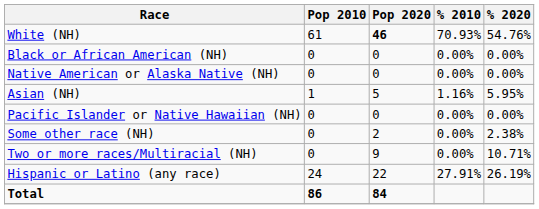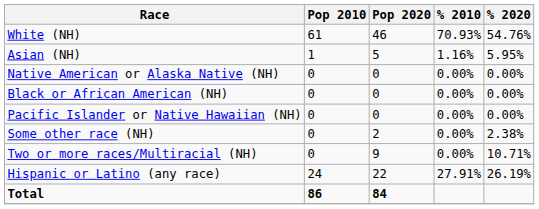(380, 34) bold -> (380, 34) normal
rows swapped: (118, 54) <-> (44, 94)
